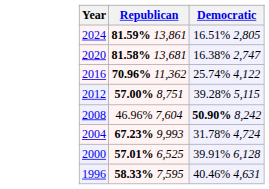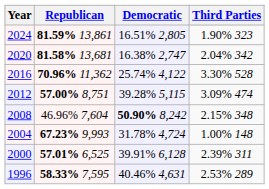+ column: (227, 15)
